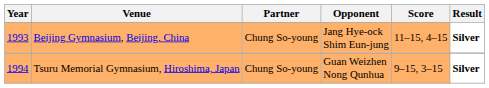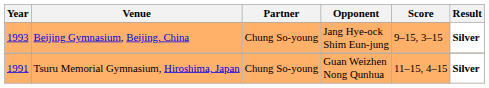(421, 37) 11–15, 4–15 -> (418, 37) 9–15, 3–15
(18, 68) 1994 -> (18, 68) 1991
(418, 68) 9–15, 3–15 -> (421, 68) 11–15, 4–15
